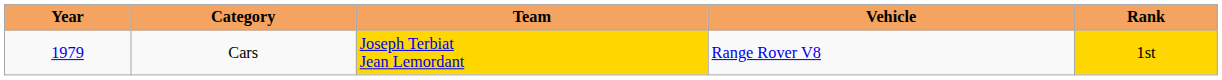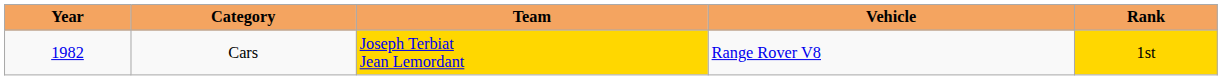(67, 52) 1979 -> (67, 52) 1982
